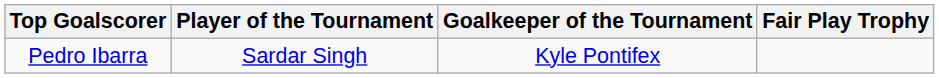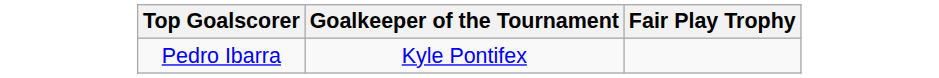- column: (305, 21)
